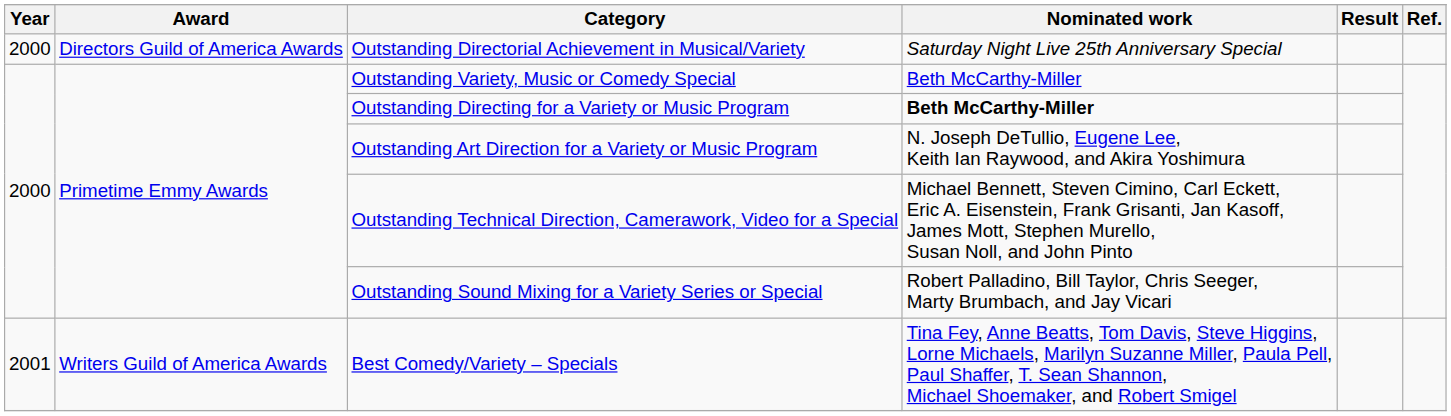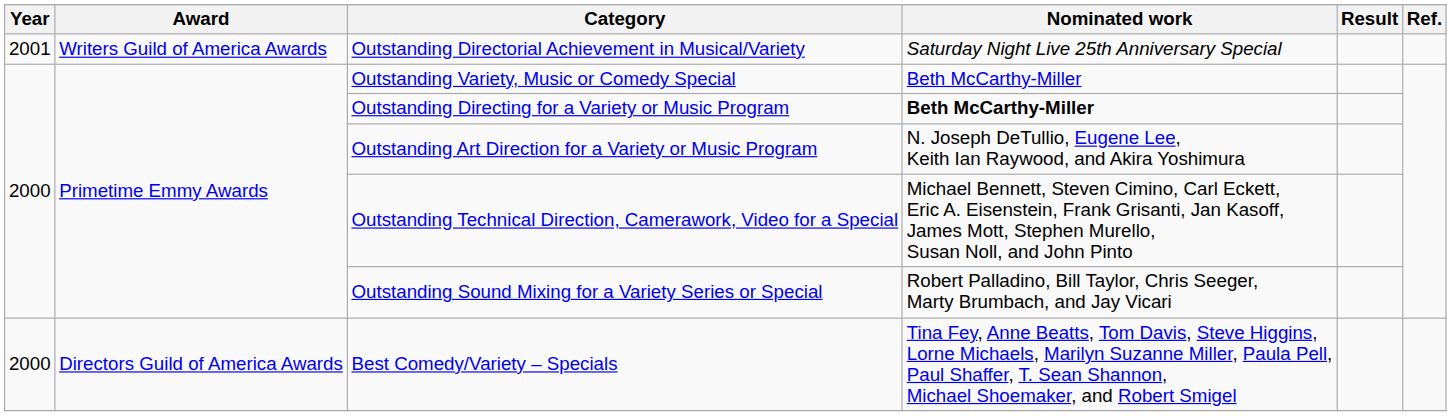(30, 49) 2000 -> (30, 49) 2001
(201, 49) Directors Guild of America Awards -> (193, 49) Writers Guild of America Awards
(30, 364) 2001 -> (30, 364) 2000
(193, 364) Writers Guild of America Awards -> (201, 364) Directors Guild of America Awards
